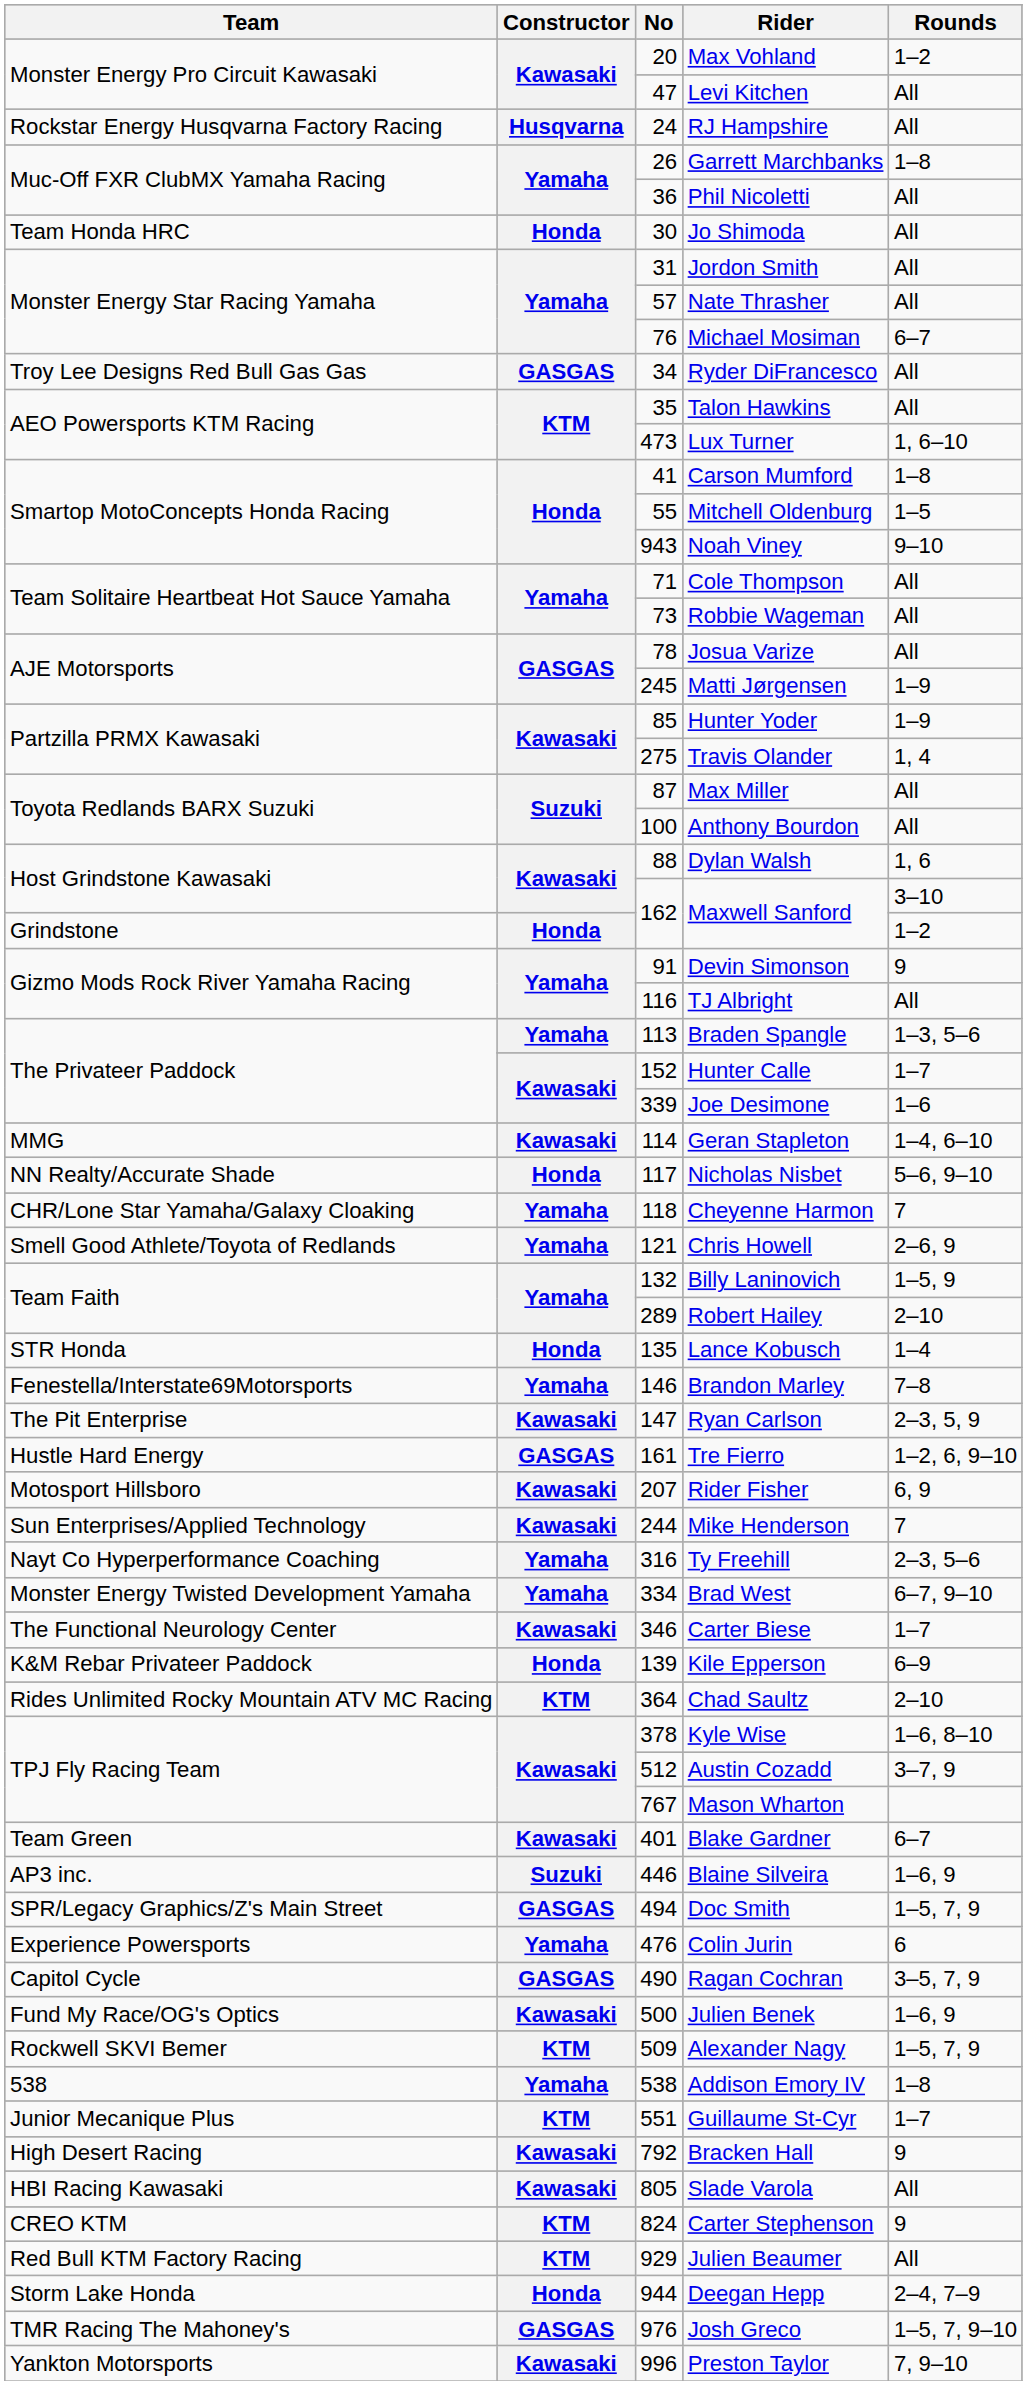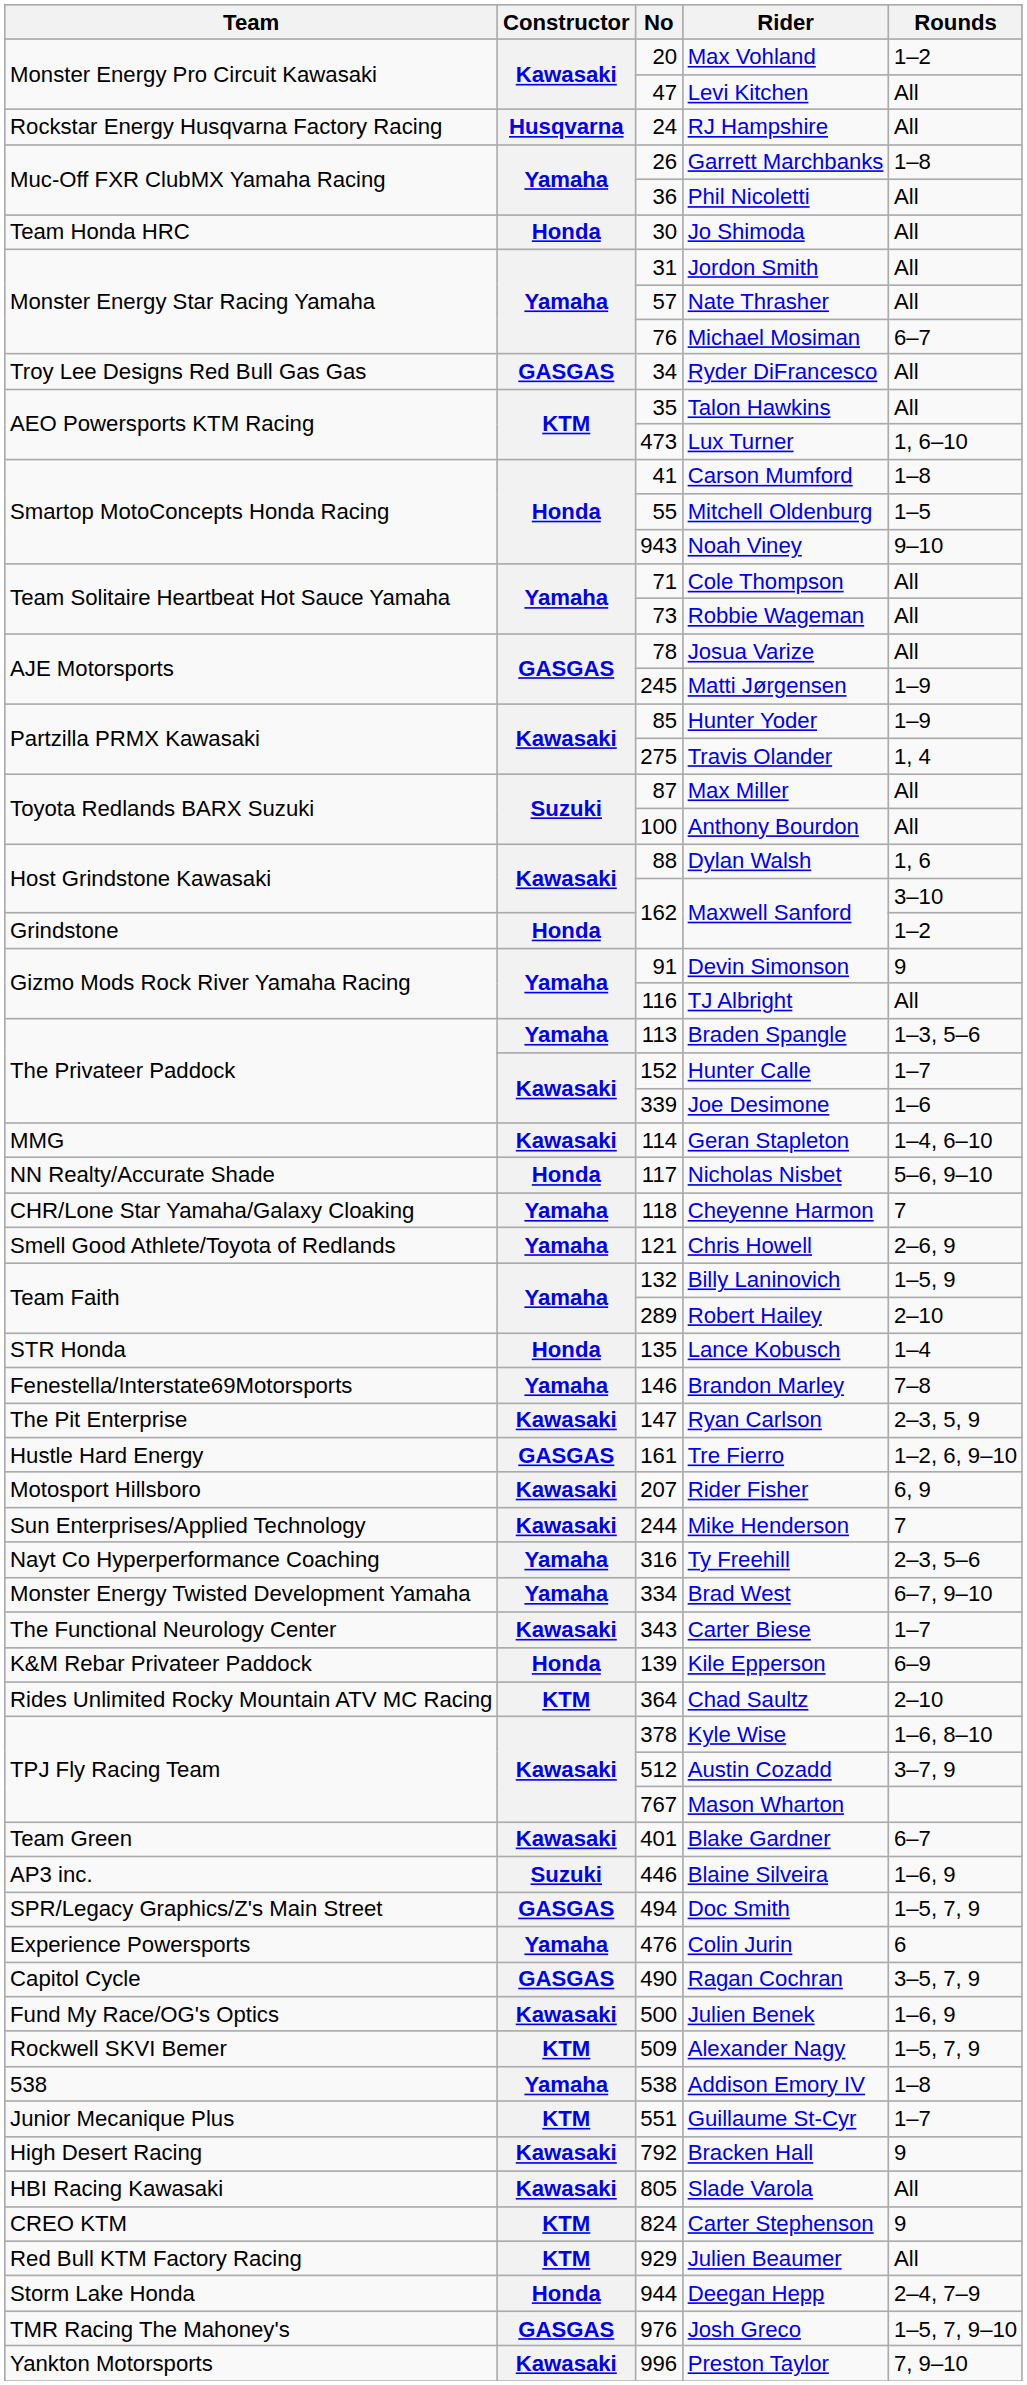(659, 1629) 346 -> (659, 1629) 343
